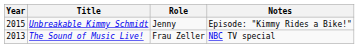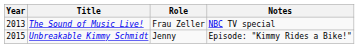rows swapped: (86, 37) <-> (89, 24)
